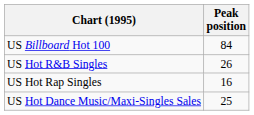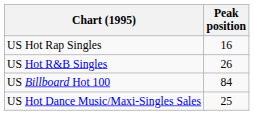rows swapped: (59, 45) <-> (54, 82)
